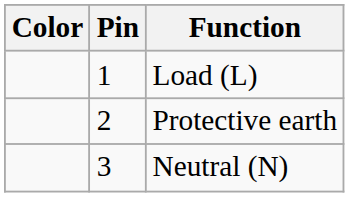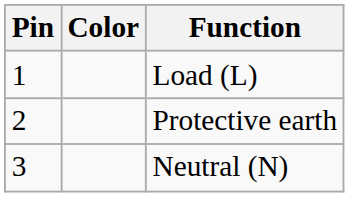columns swapped: (118, 27) <-> (47, 27)
